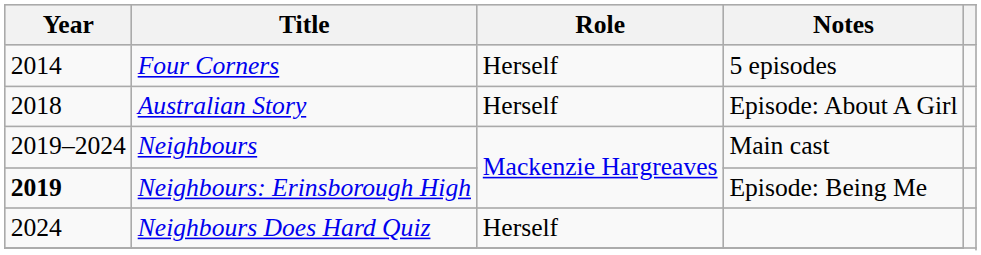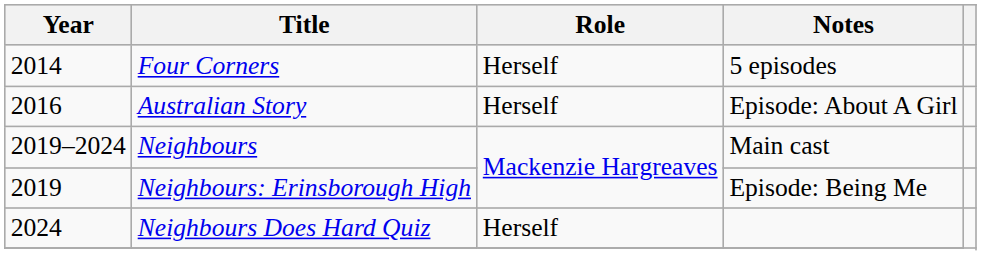(36, 106) 2018 -> (36, 106) 2016
(36, 187) bold -> (36, 187) normal
